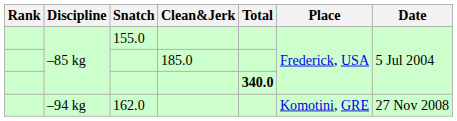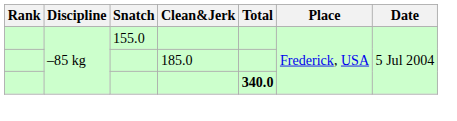- row: (129, 104)
